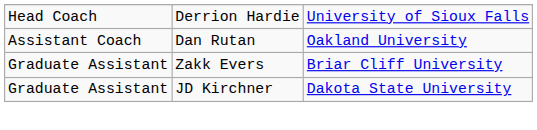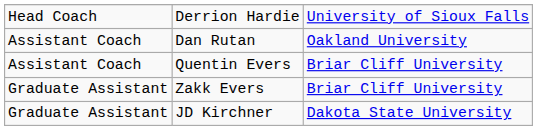+ row: (233, 65)
